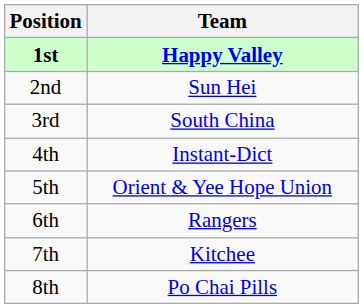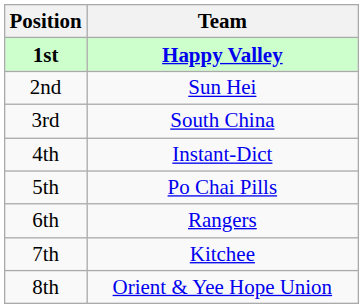(222, 187) Orient & Yee Hope Union -> (222, 187) Po Chai Pills
(222, 287) Po Chai Pills -> (222, 287) Orient & Yee Hope Union
